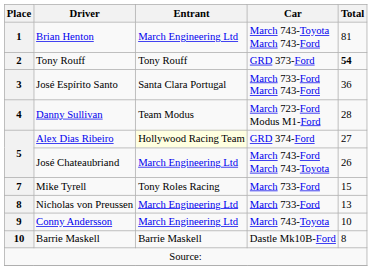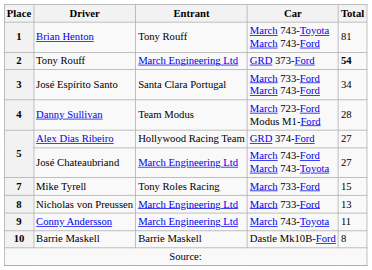(188, 37) March Engineering Ltd -> (163, 37) Tony Rouff
(163, 61) Tony Rouff -> (188, 61) March Engineering Ltd
(346, 85) 36 -> (346, 85) 34
(191, 139) lightyellow background -> (191, 139) no background
(346, 163) 26 -> (346, 163) 27
(346, 222) 10 -> (346, 222) 11
